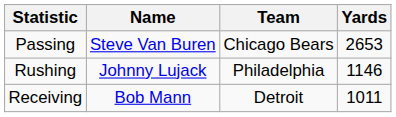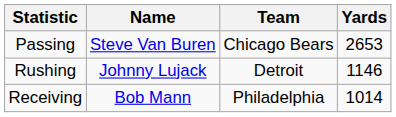(279, 71) Philadelphia -> (279, 71) Detroit
(279, 97) Detroit -> (279, 97) Philadelphia
(364, 97) 1011 -> (364, 97) 1014
